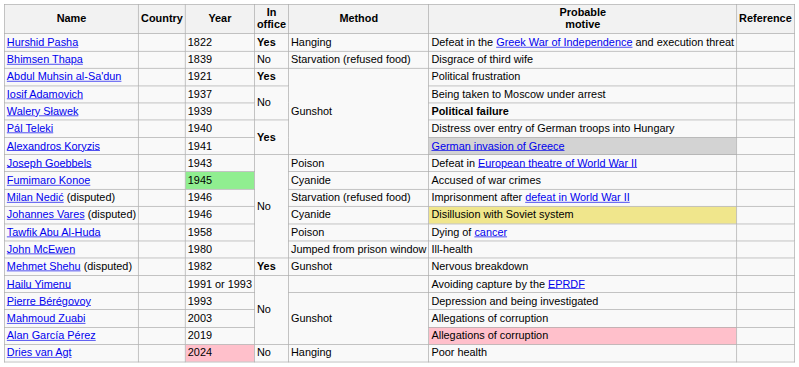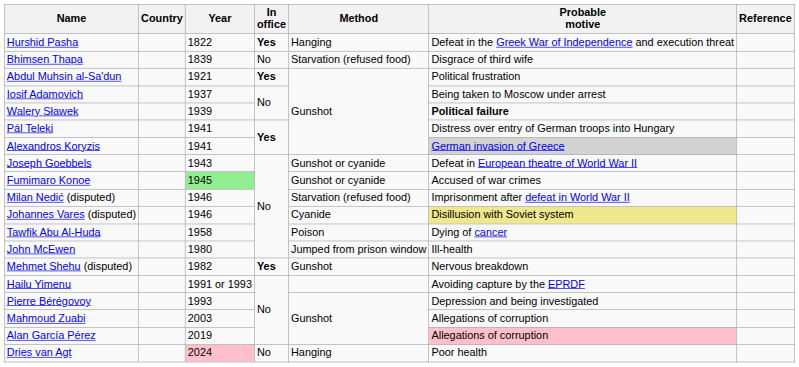(200, 128) 1940 -> (200, 128) 1941
(308, 163) Poison -> (338, 163) Gunshot or cyanide
(311, 180) Cyanide -> (338, 180) Gunshot or cyanide
